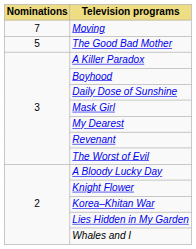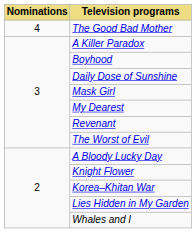- row: (89, 28)
(37, 44) 5 -> (37, 28) 4
